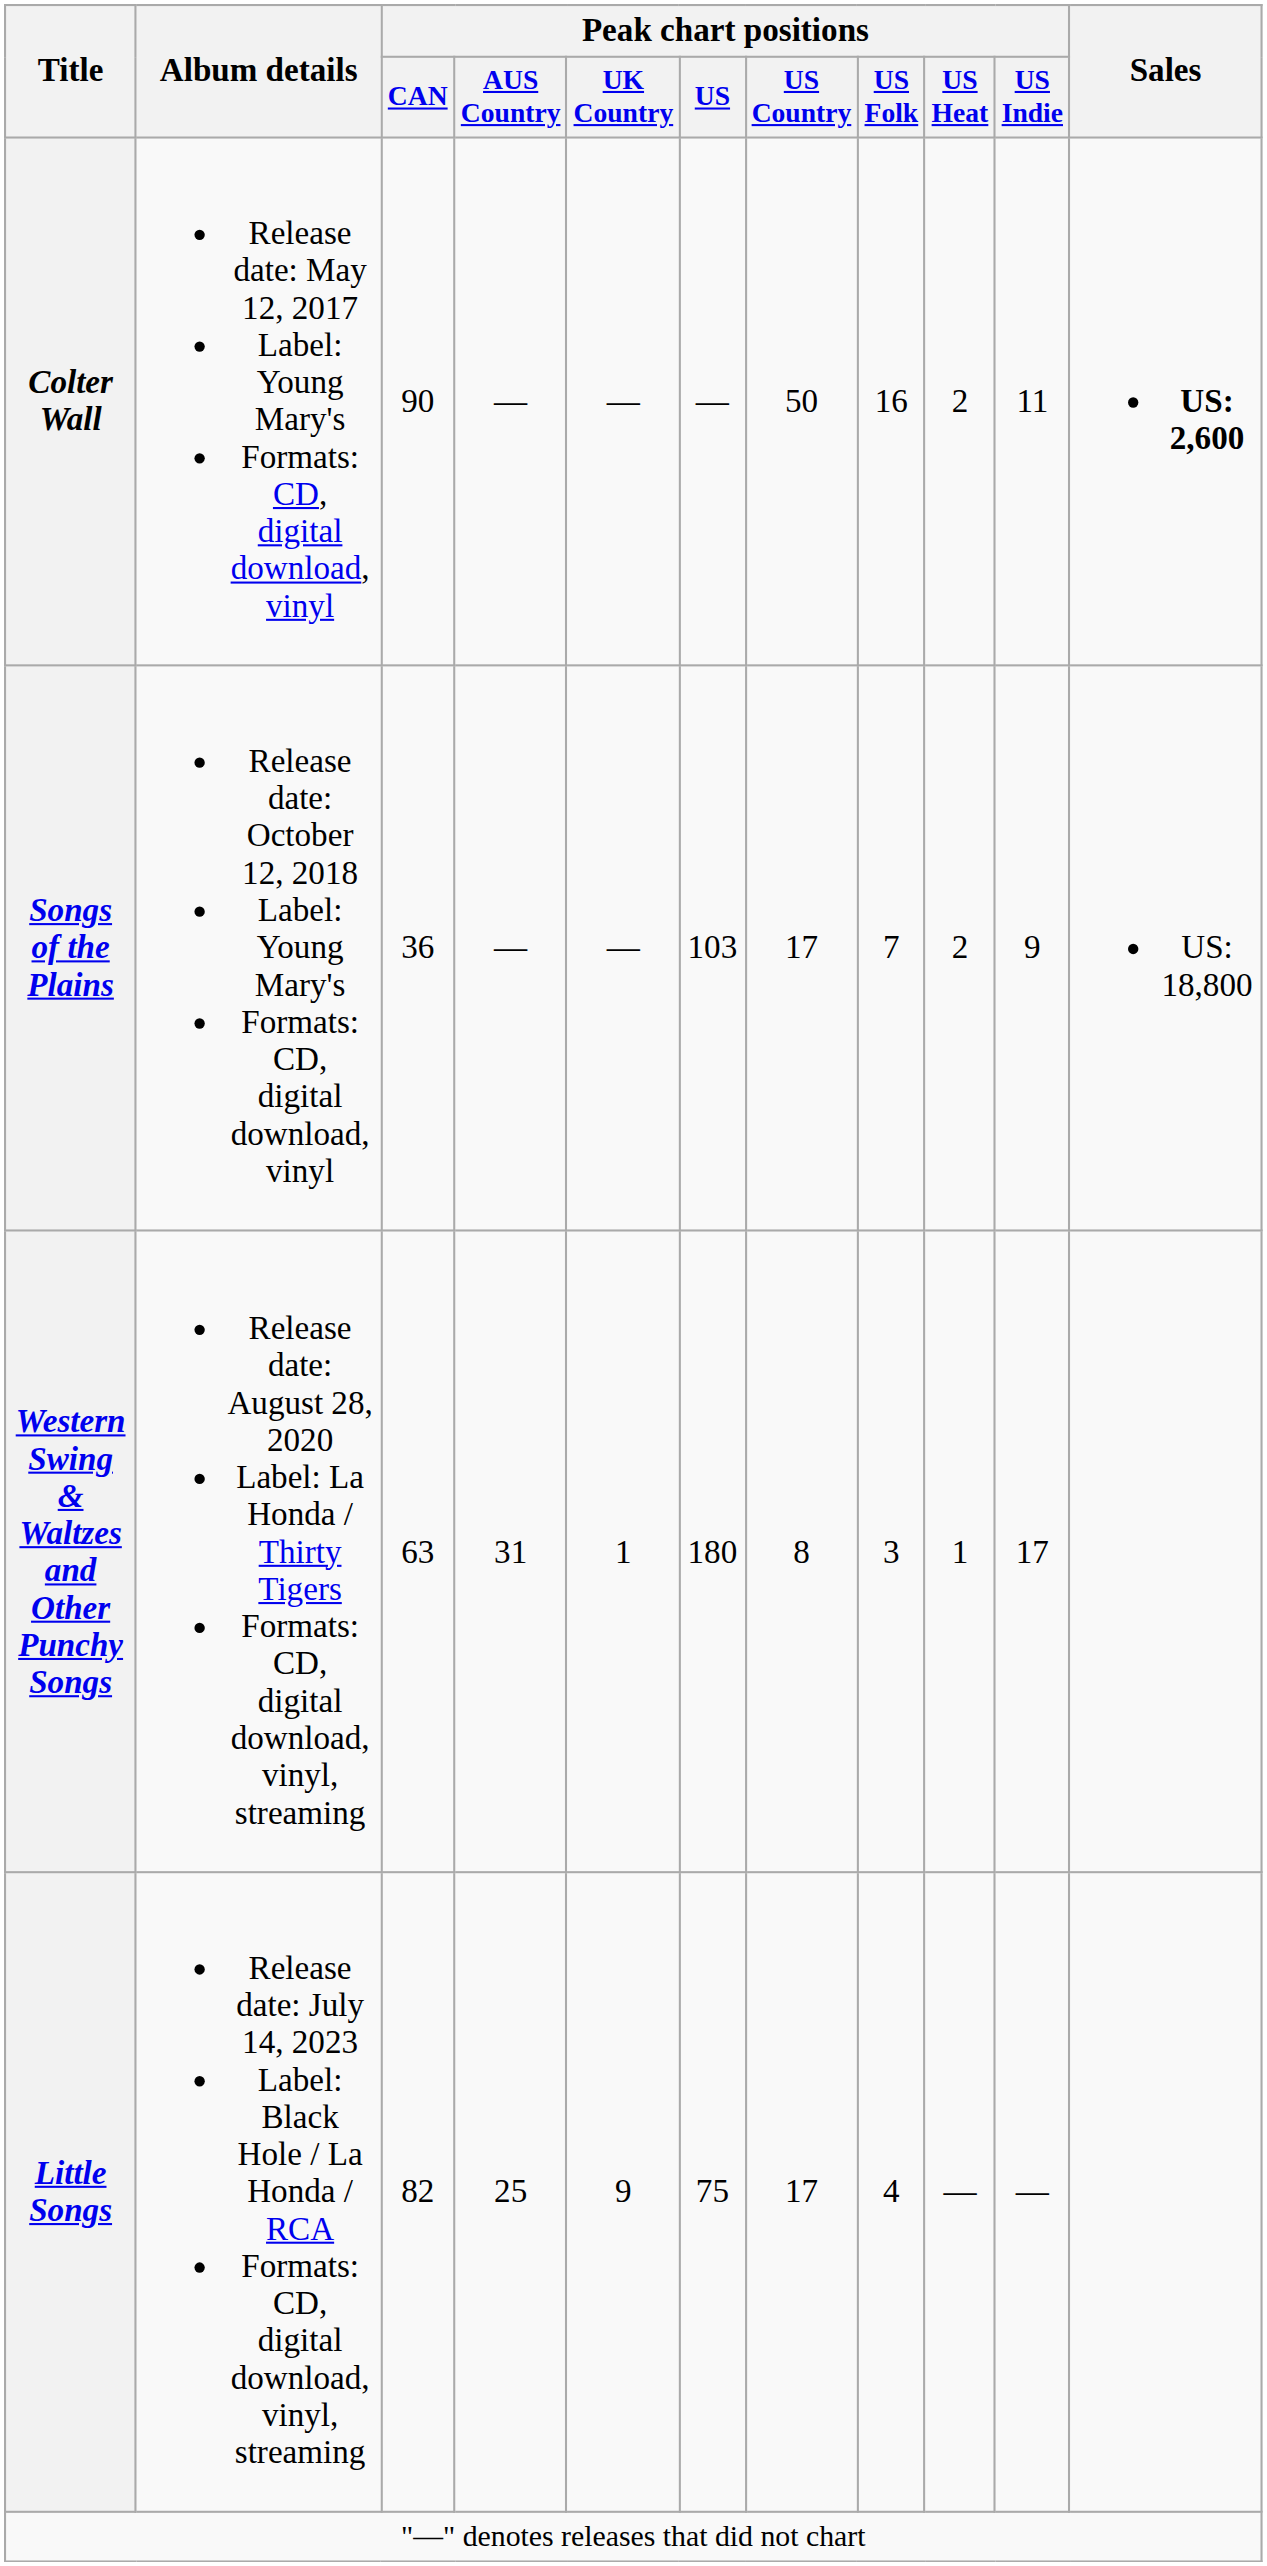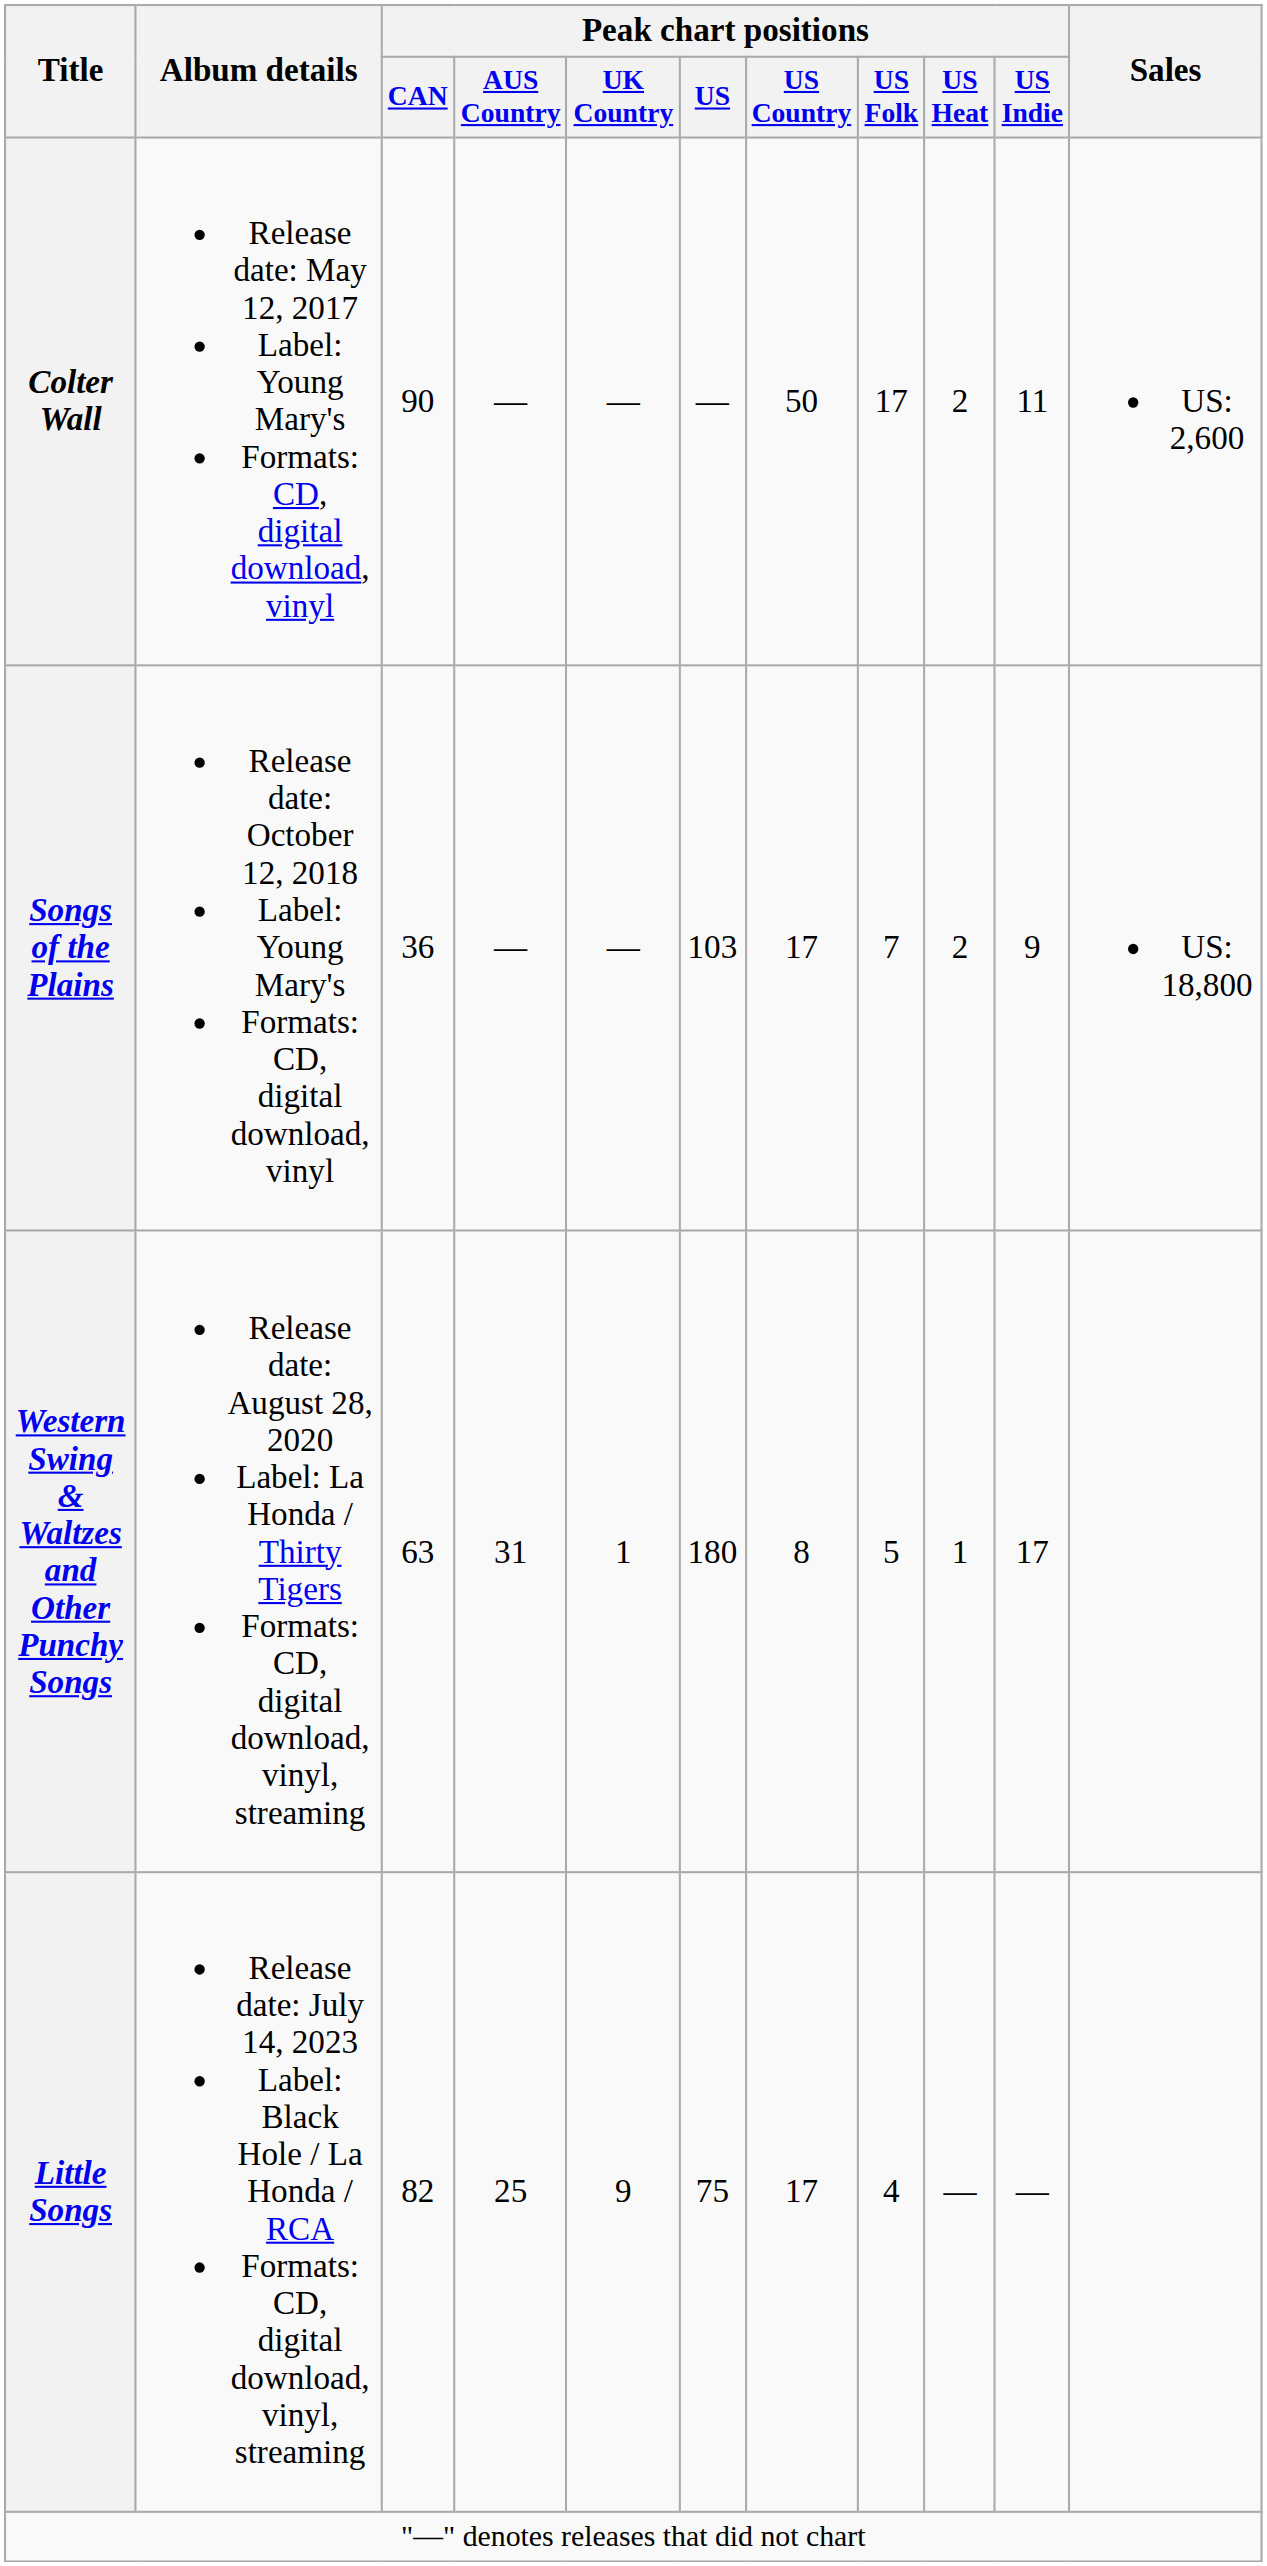(891, 400) 16 -> (891, 400) 17
(1166, 420) bold -> (1166, 420) normal
(891, 1551) 3 -> (891, 1551) 5
